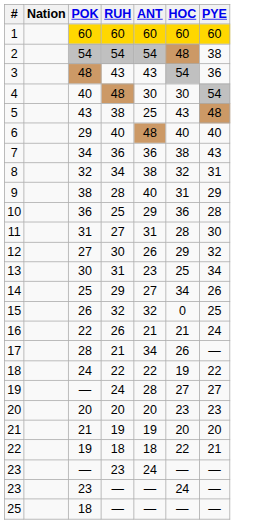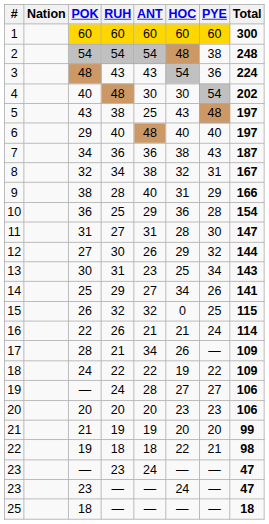+ column: (247, 14)
